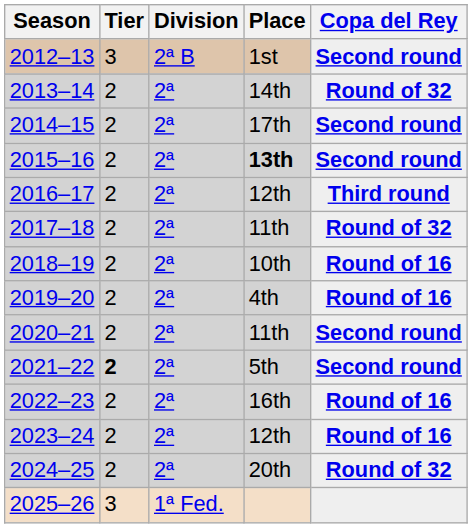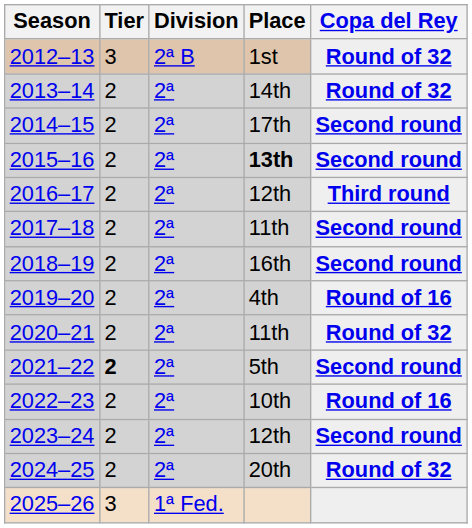(389, 56) Second round -> (389, 56) Round of 32
(389, 228) Round of 32 -> (389, 228) Second round
(270, 263) 10th -> (270, 263) 16th
(389, 263) Round of 16 -> (389, 263) Second round
(389, 332) Second round -> (389, 332) Round of 32
(270, 401) 16th -> (270, 401) 10th
(389, 435) Round of 16 -> (389, 435) Second round
